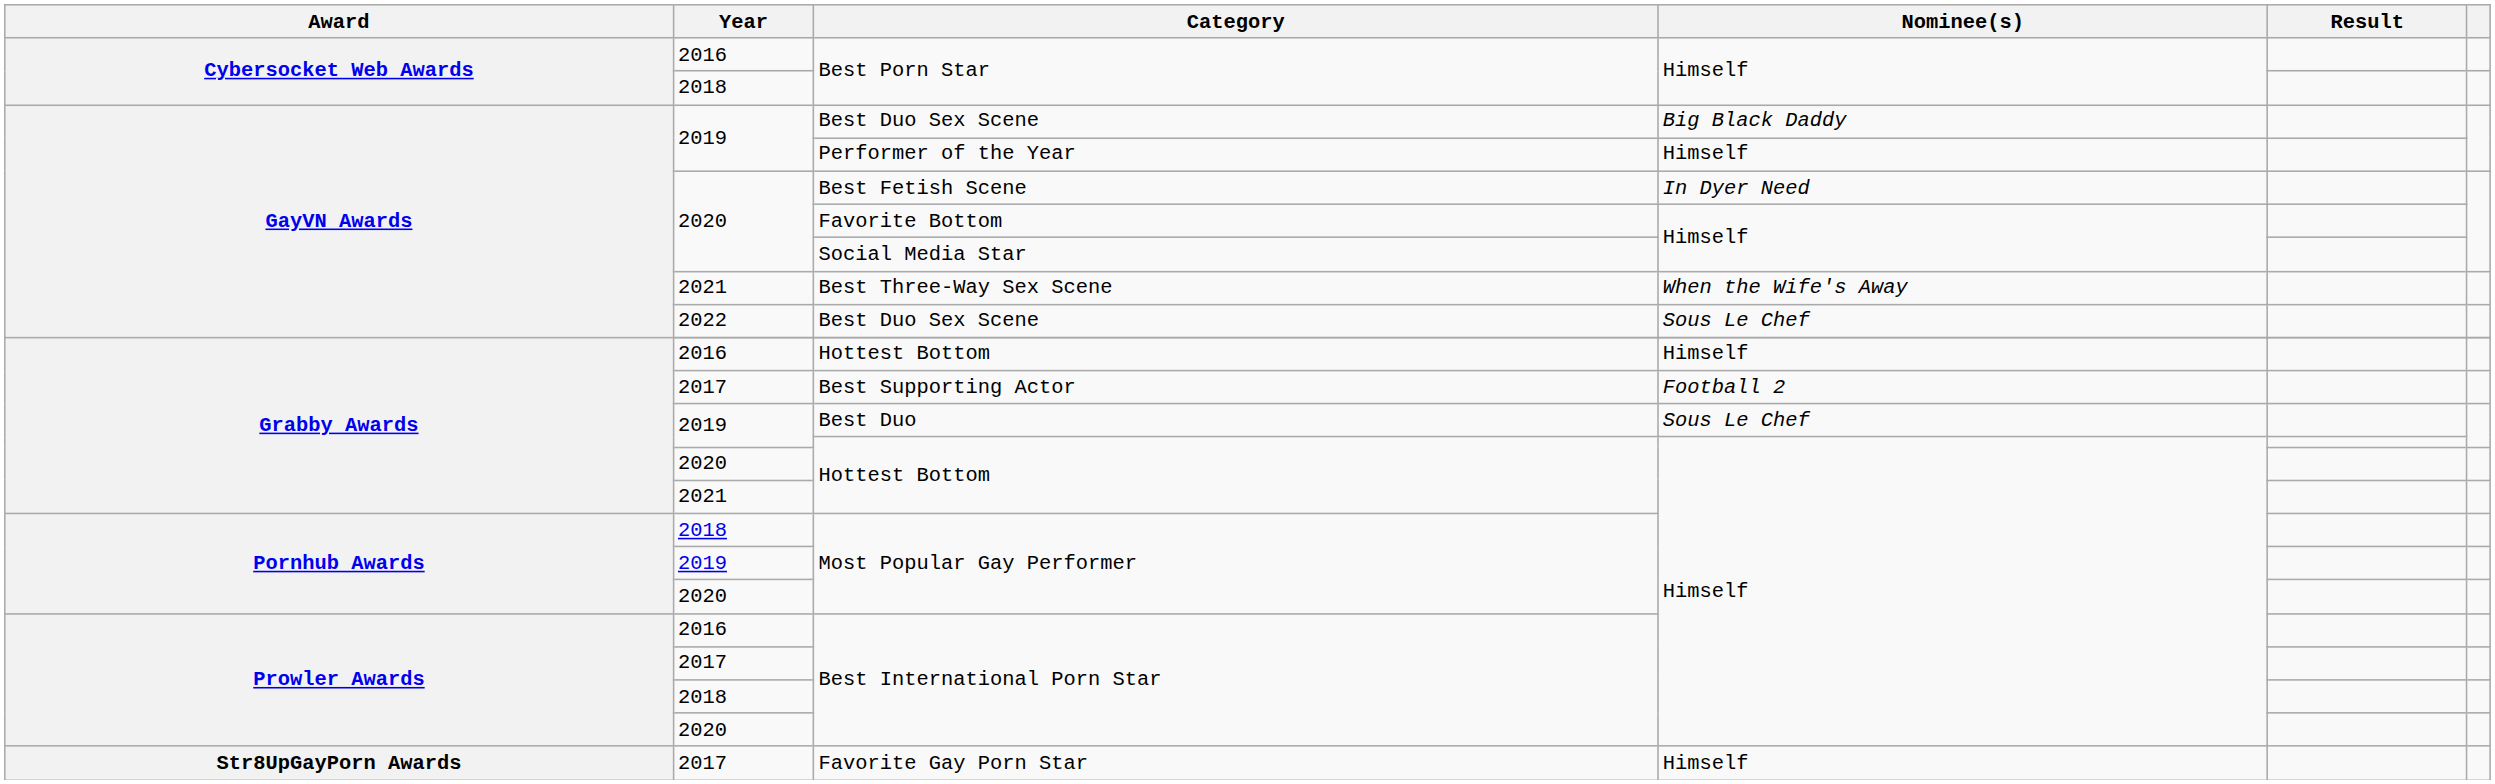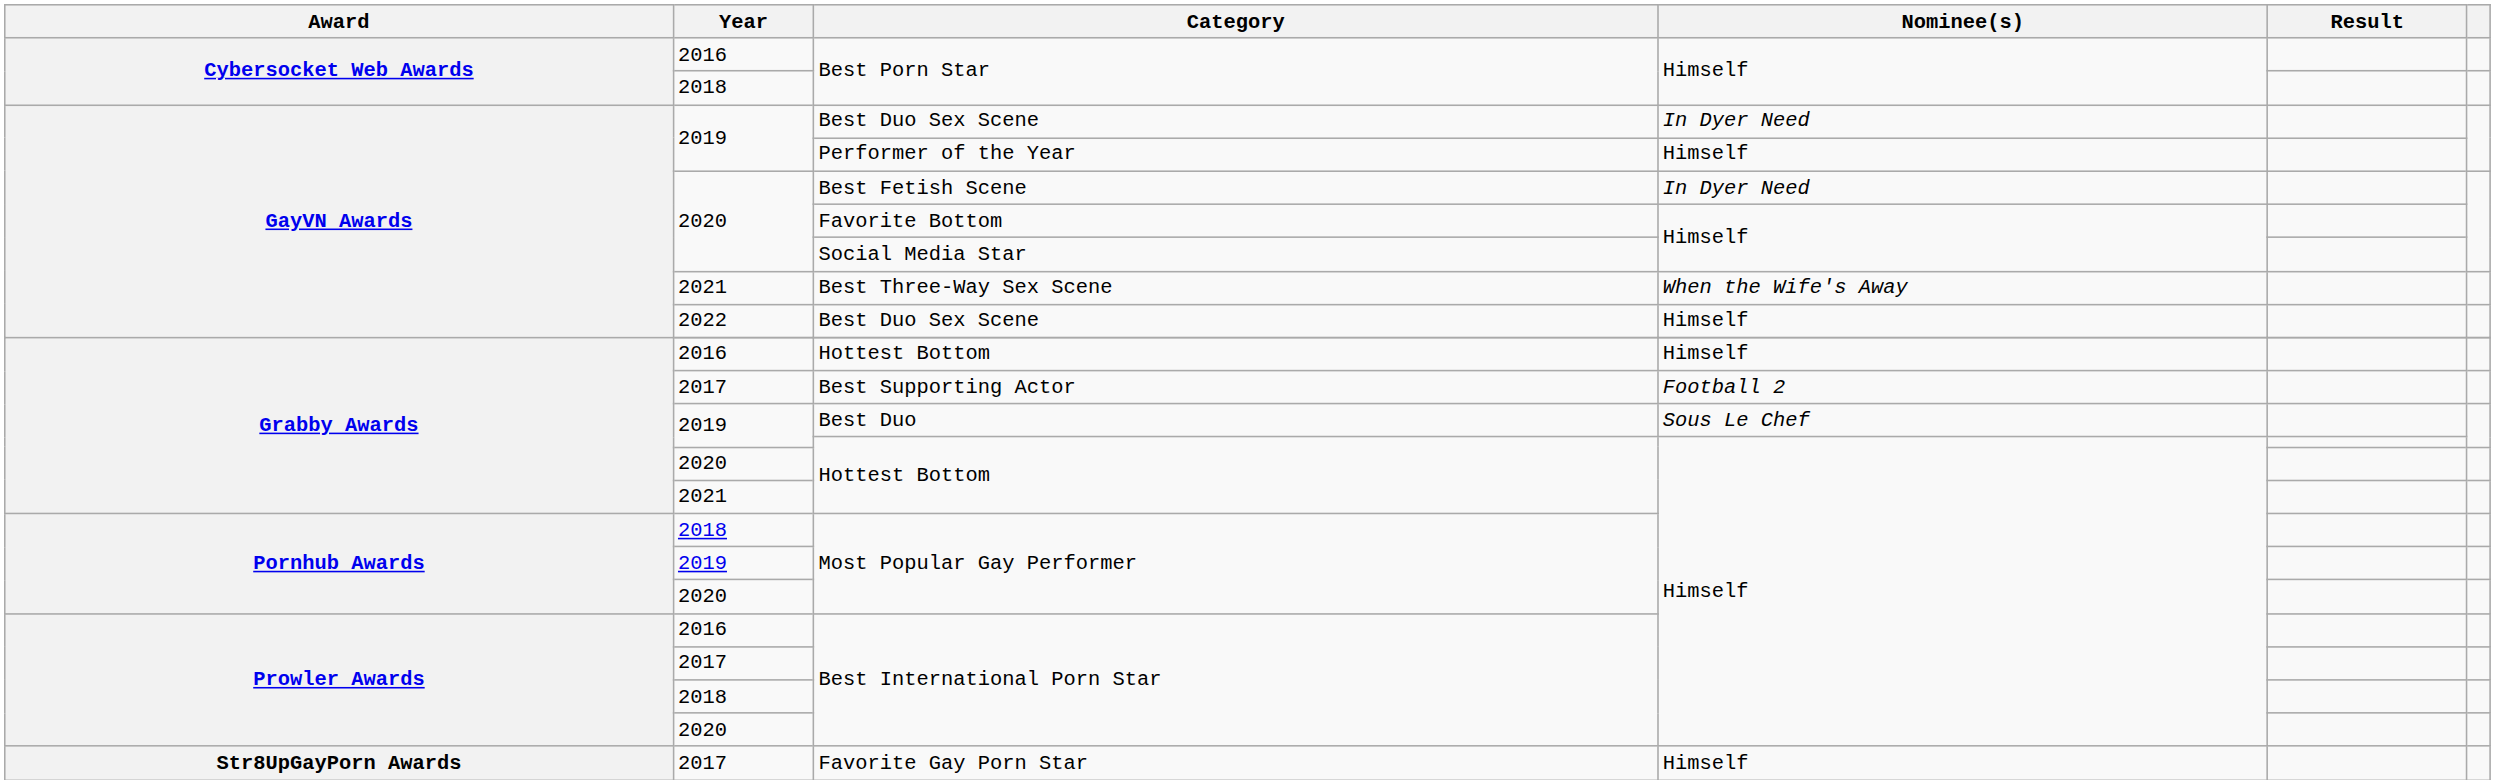(1755, 121) Big Black Daddy -> (1736, 121) In Dyer Need
(1736, 321) Sous Le Chef -> (1706, 321) Himself
